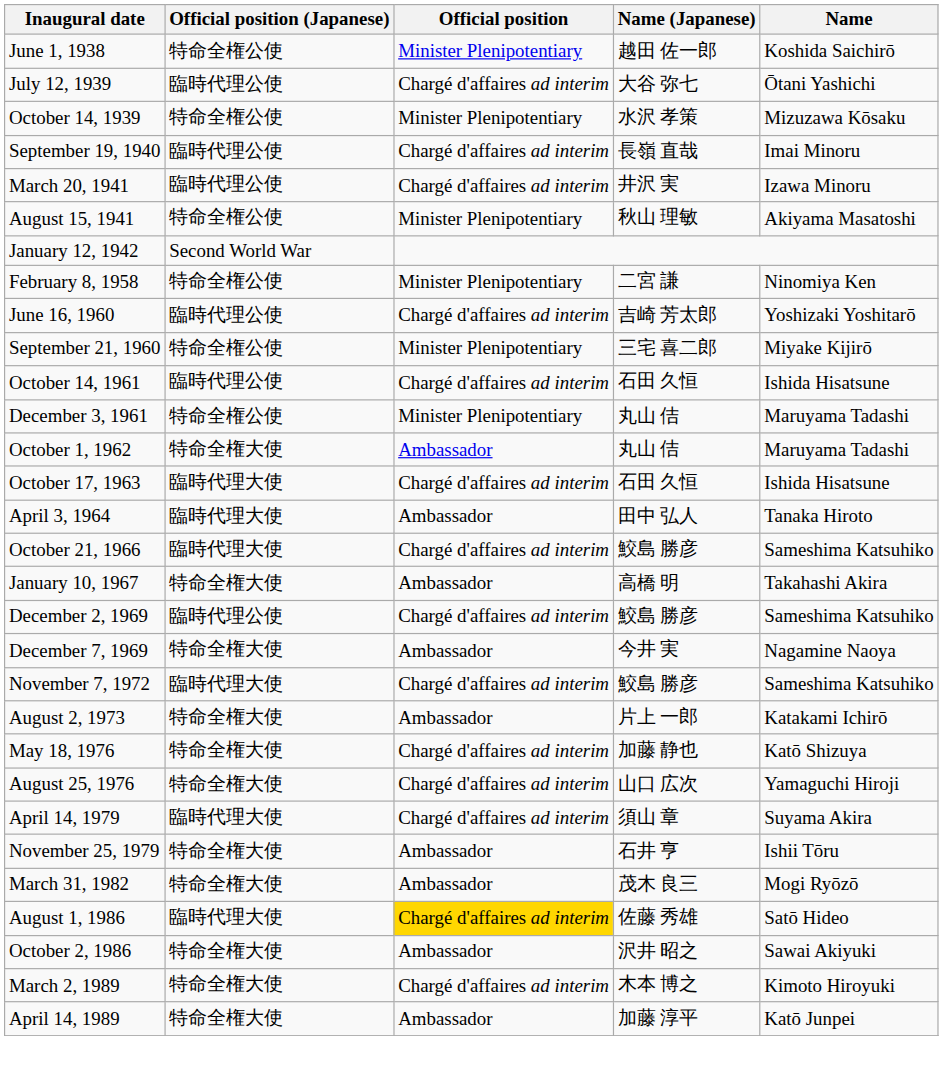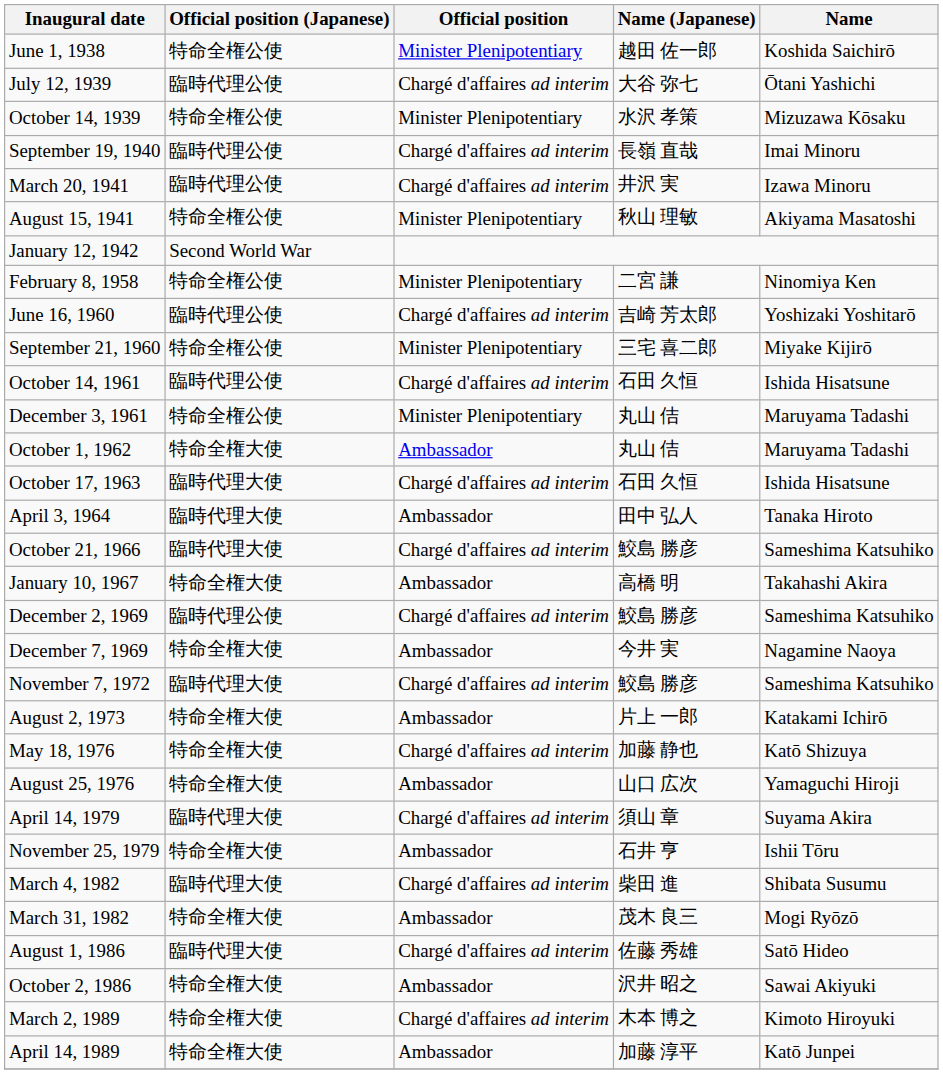(504, 784) Chargé d'affaires ad interim -> (445, 784) Ambassador
+ row: (64, 884)
(504, 918) gold background -> (504, 951) no background
